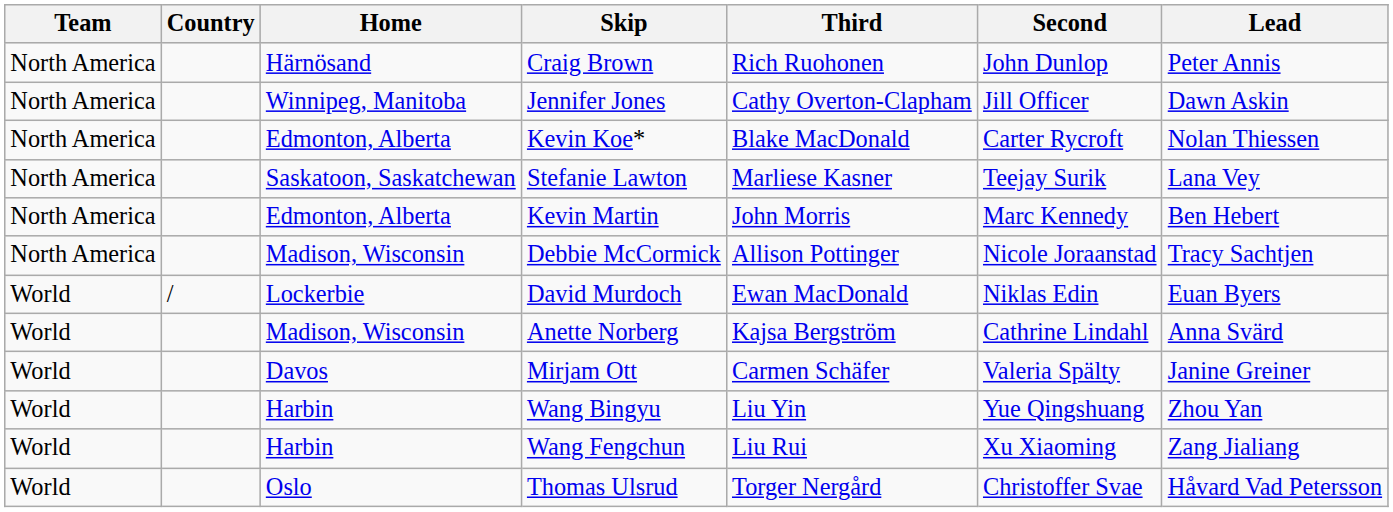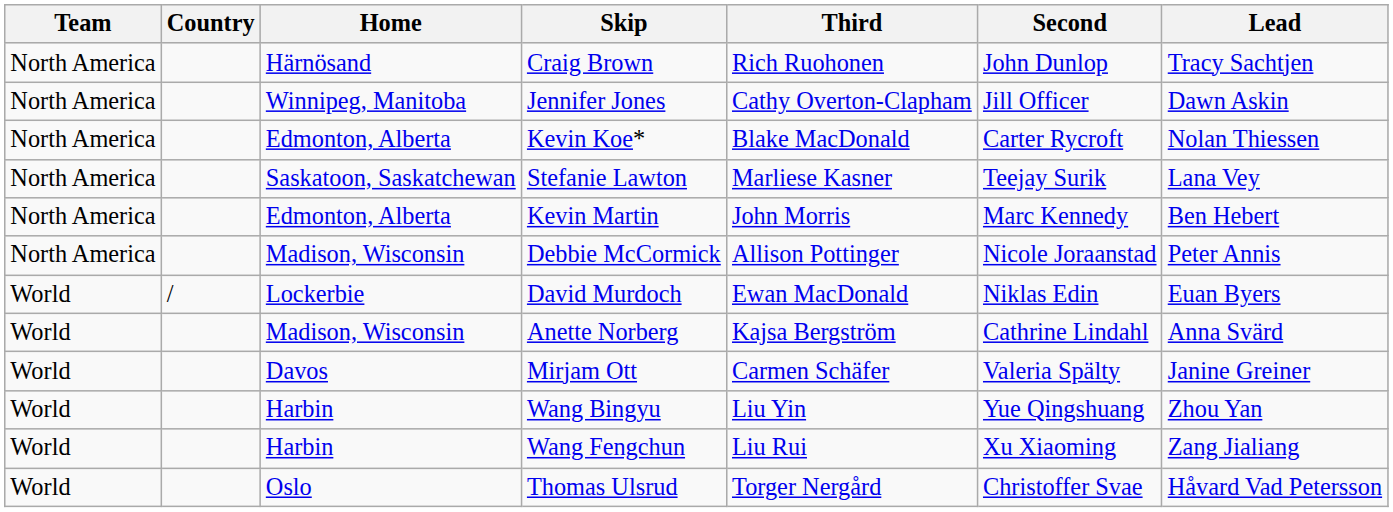(1224, 62) Peter Annis -> (1241, 62) Tracy Sachtjen
(1241, 255) Tracy Sachtjen -> (1224, 255) Peter Annis
